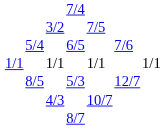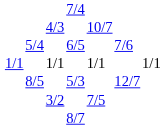rows swapped: (55, 27) <-> (55, 100)
